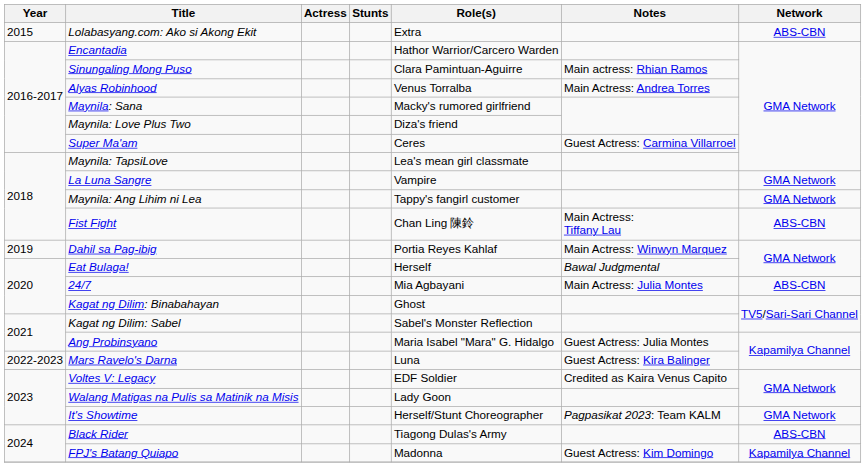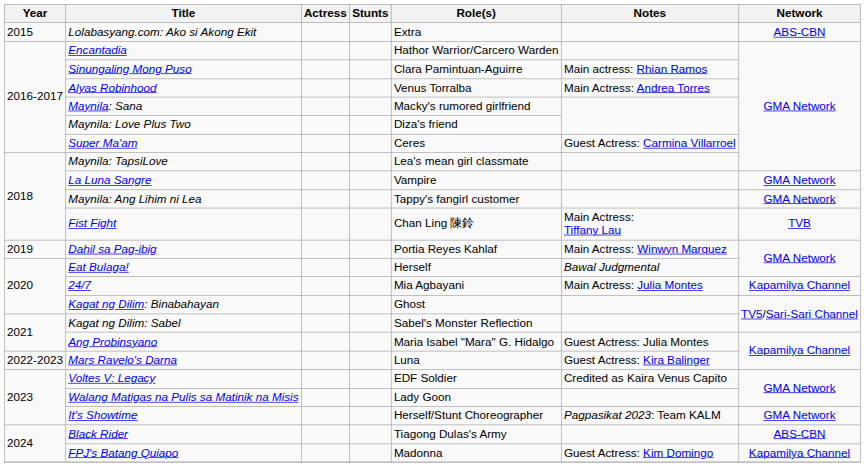(800, 224) ABS-CBN -> (800, 224) TVB
(800, 286) ABS-CBN -> (800, 286) Kapamilya Channel
